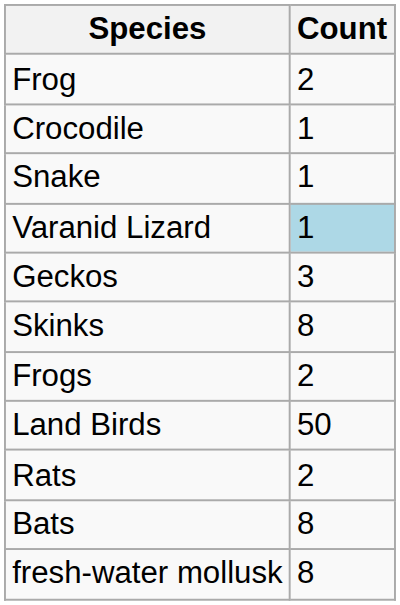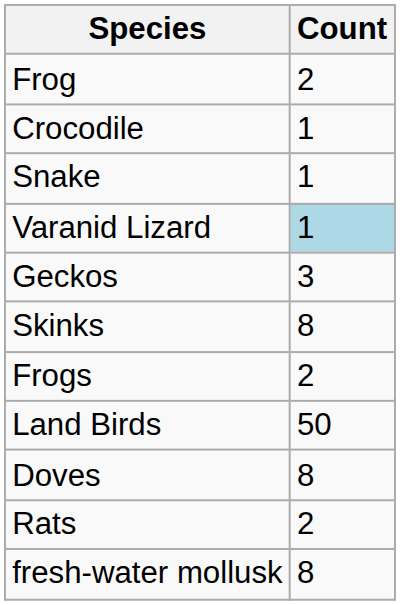+ row: (56, 474)
- row: (43, 524)
